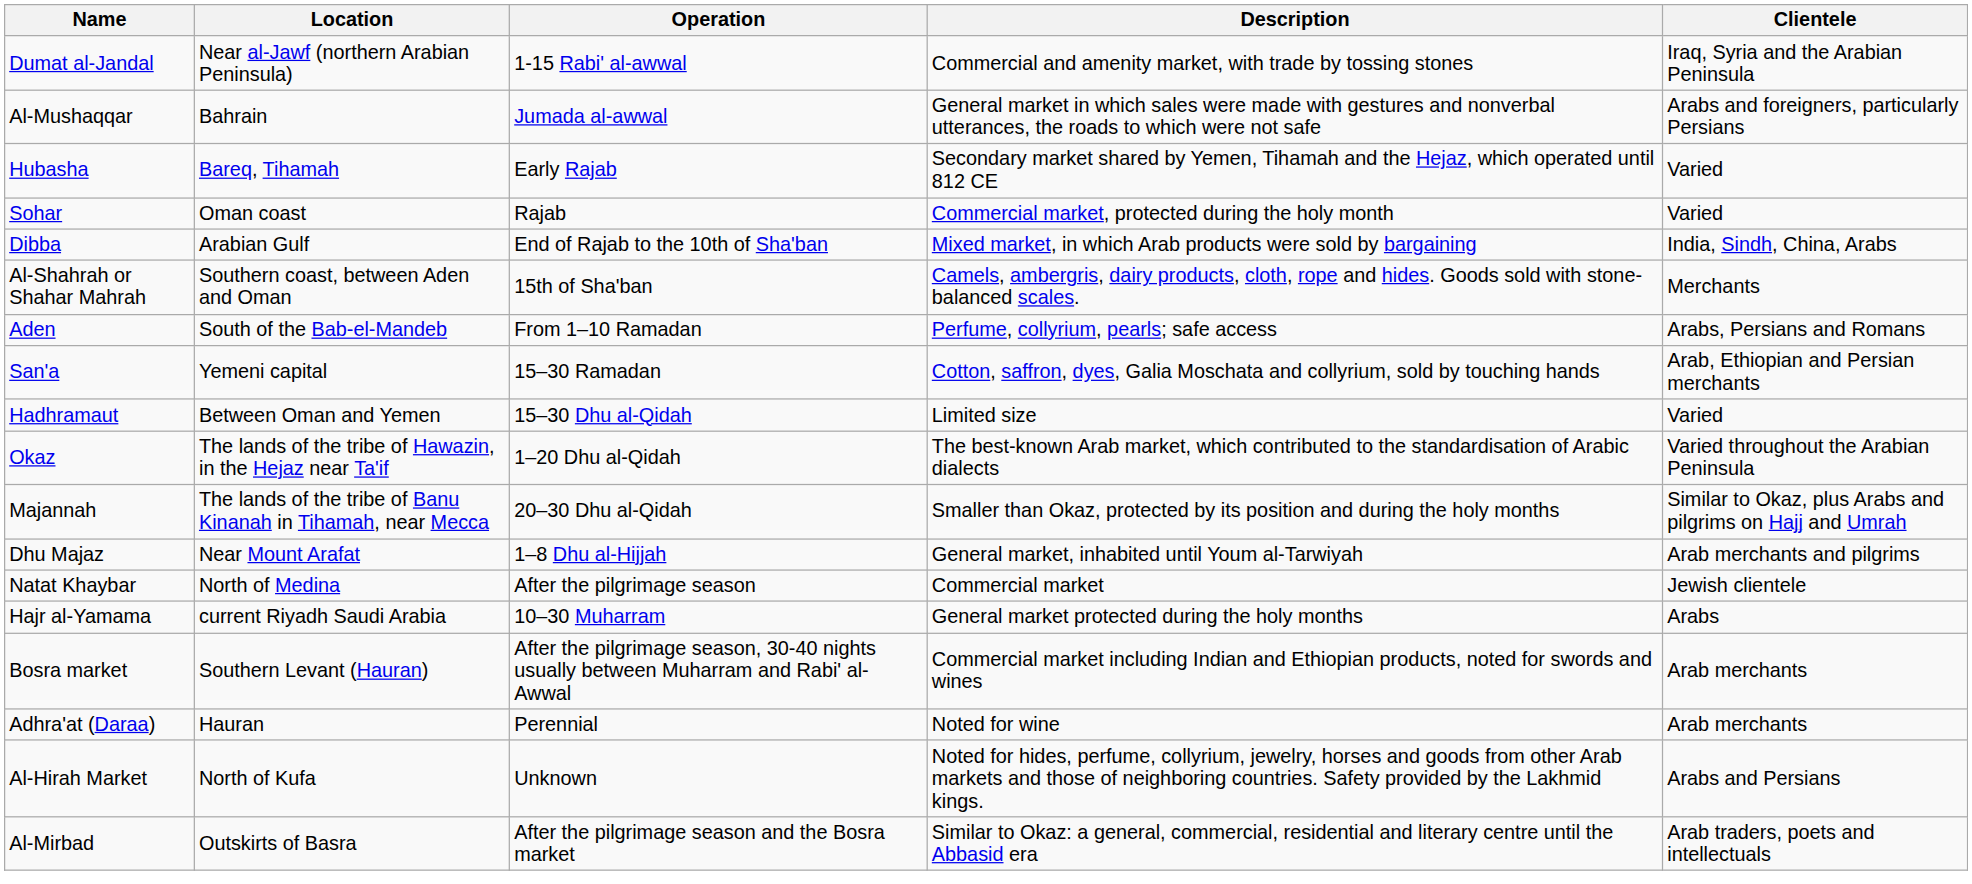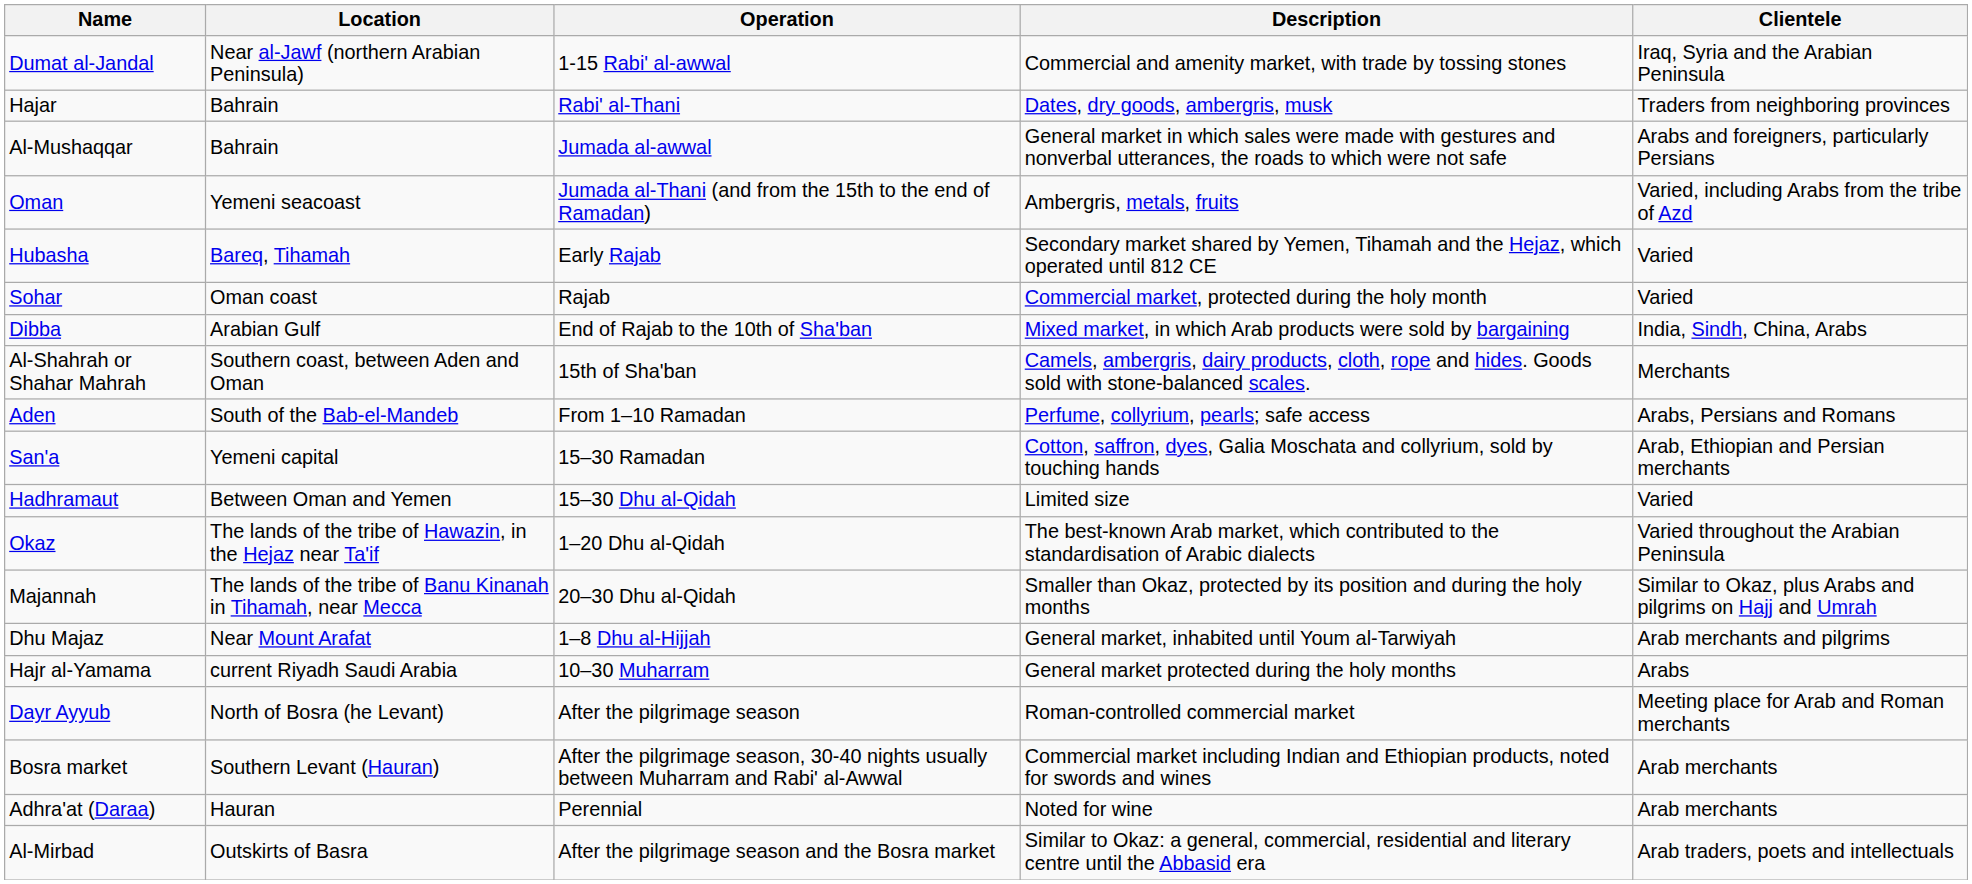+ row: (33, 105)
+ row: (36, 201)
- row: (73, 585)
+ row: (60, 713)
- row: (78, 778)
